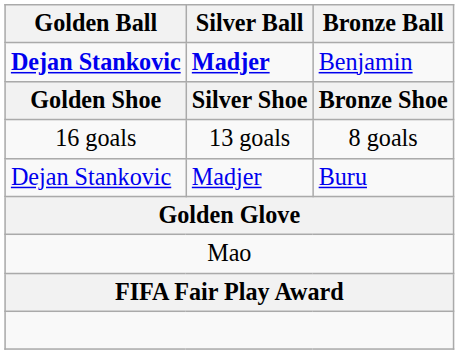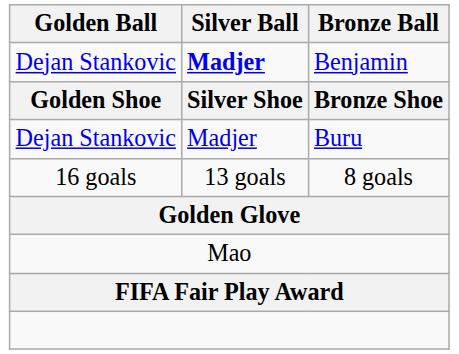(96, 61) bold -> (96, 61) normal
rows swapped: (343, 176) <-> (383, 138)
